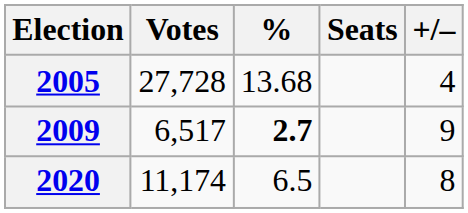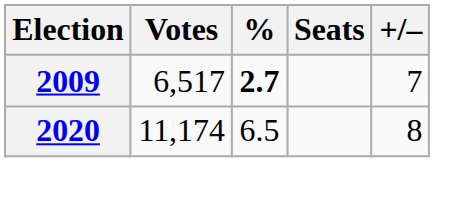- row: (68, 80)
(447, 130) 9 -> (414, 80) 7
